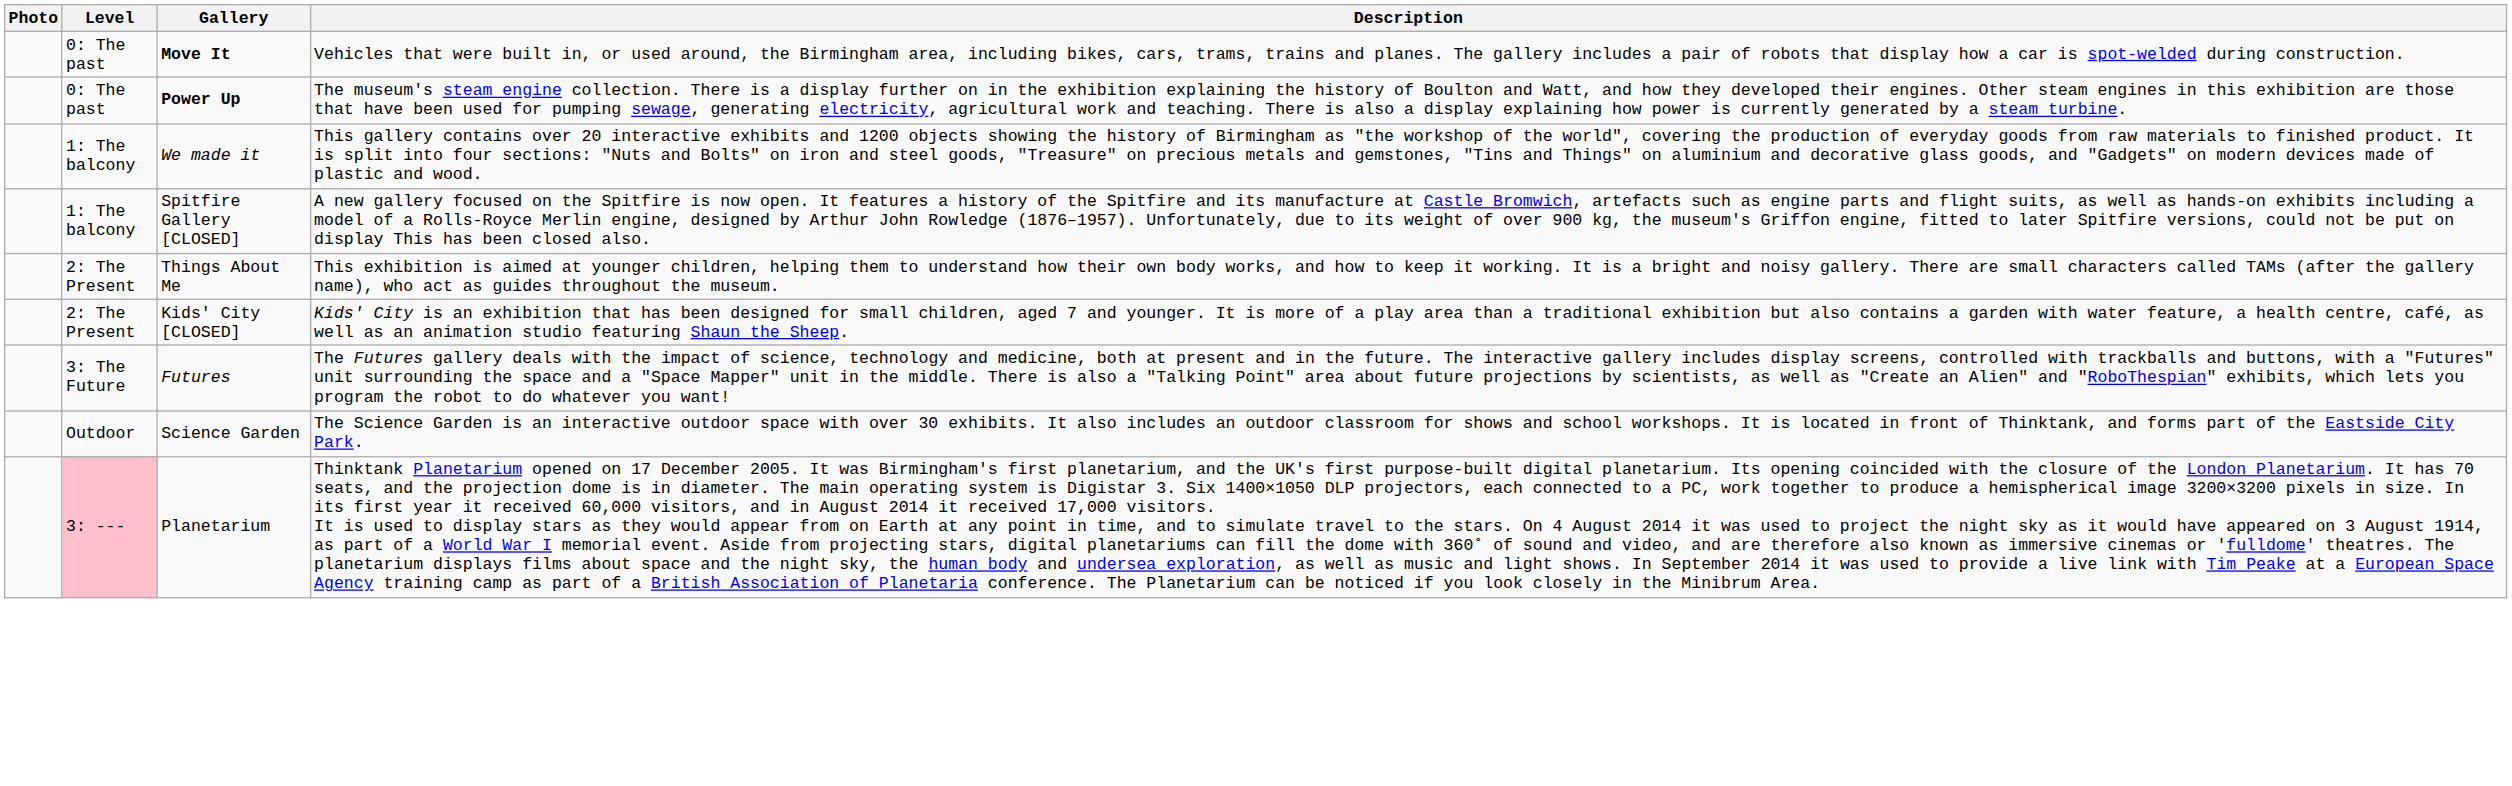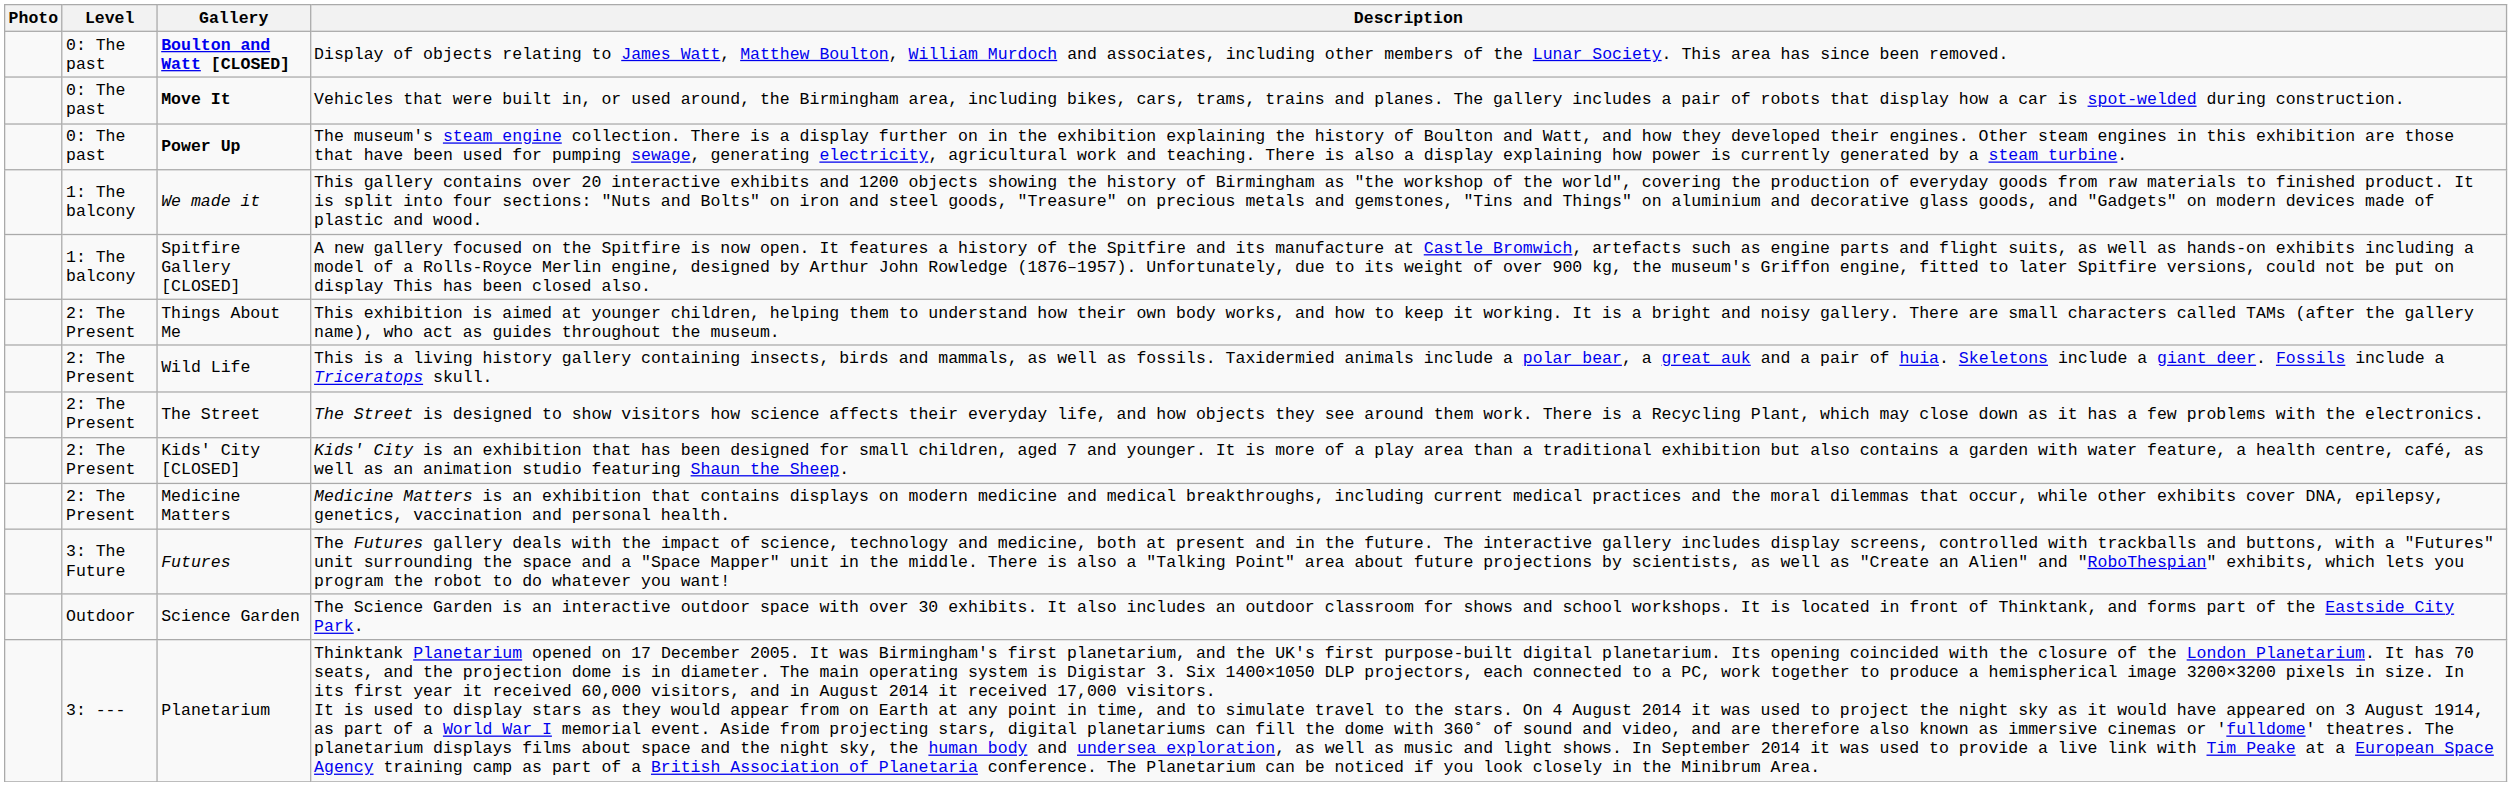+ row: (226, 55)
+ row: (206, 368)
+ row: (211, 414)
+ row: (201, 506)
(96, 527) pink background -> (96, 711) no background
